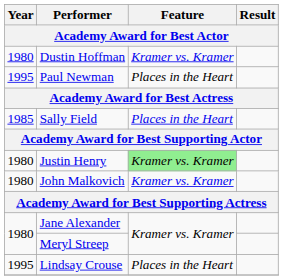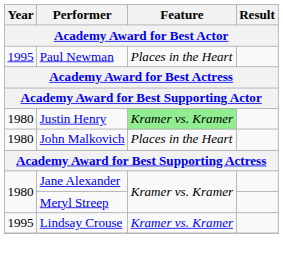- row: (82, 56)
- row: (68, 118)
(182, 181) Kramer vs. Kramer -> (182, 139) Places in the Heart
(182, 264) Places in the Heart -> (182, 222) Kramer vs. Kramer
